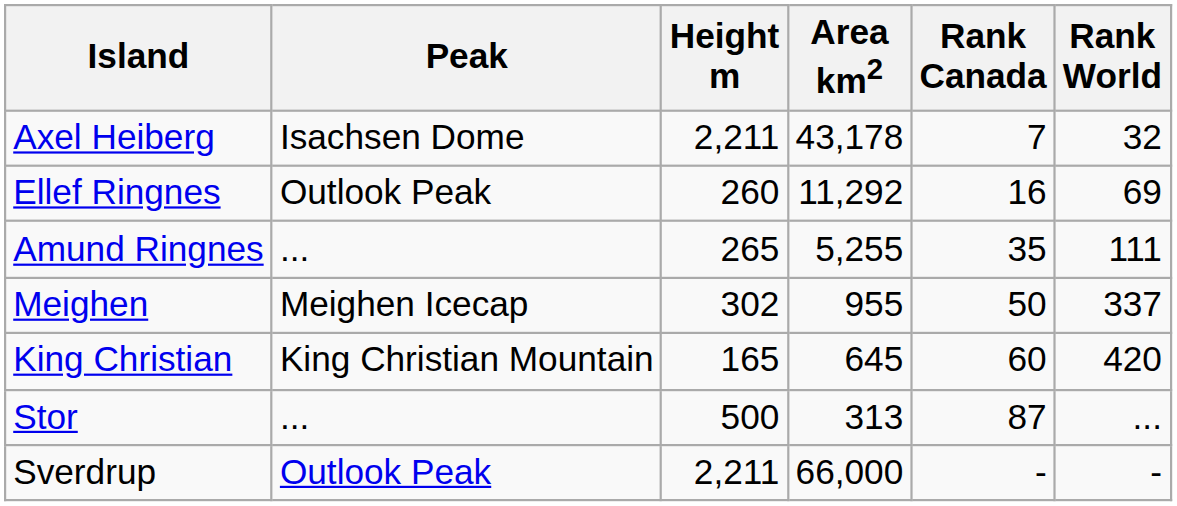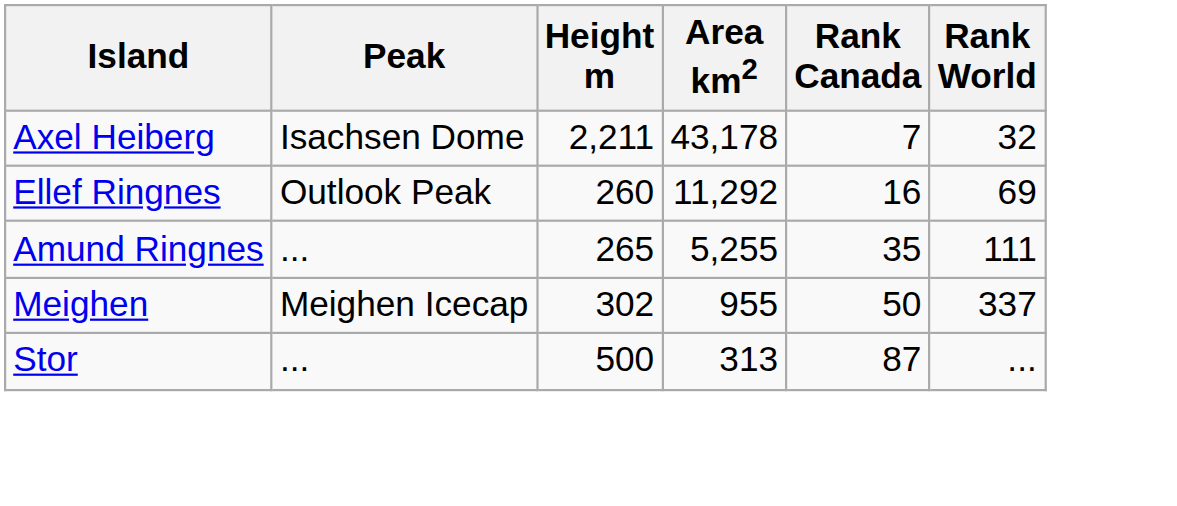- row: (123, 360)
- row: (85, 472)
